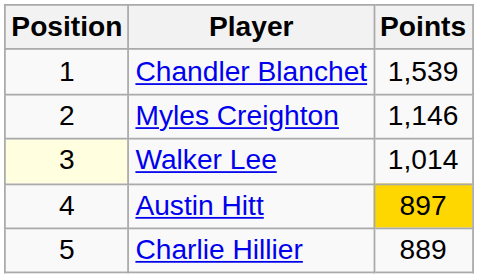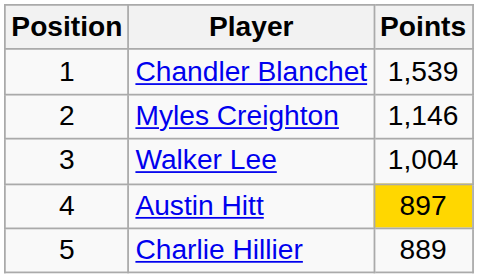(67, 160) lightyellow background -> (67, 160) no background
(423, 160) 1,014 -> (423, 160) 1,004
